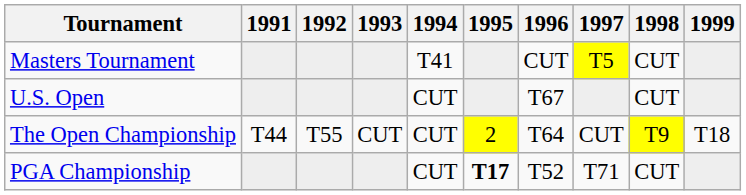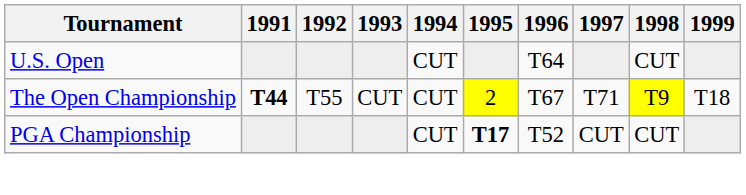- row: (102, 60)
(546, 97) T67 -> (546, 60) T64
(269, 134) normal -> (269, 97) bold
(546, 134) T64 -> (546, 97) T67
(601, 134) CUT -> (601, 97) T71
(601, 171) T71 -> (601, 134) CUT
